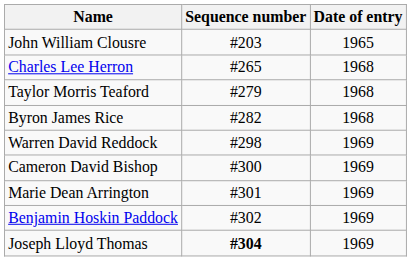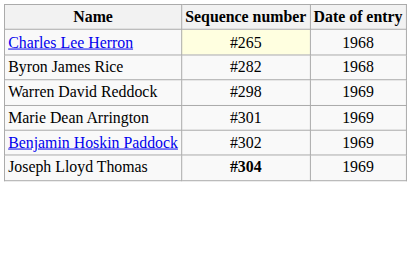- row: (77, 42)
(246, 67) no background -> (246, 42) lightyellow background
- row: (79, 92)
- row: (83, 167)
